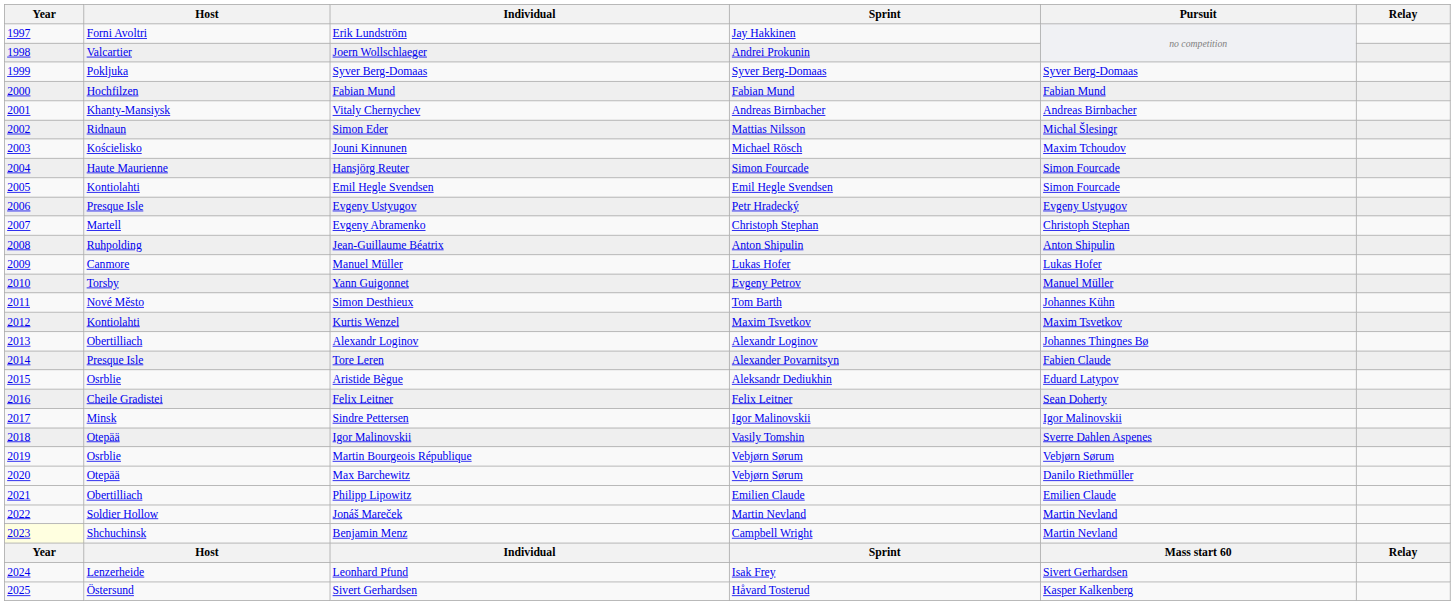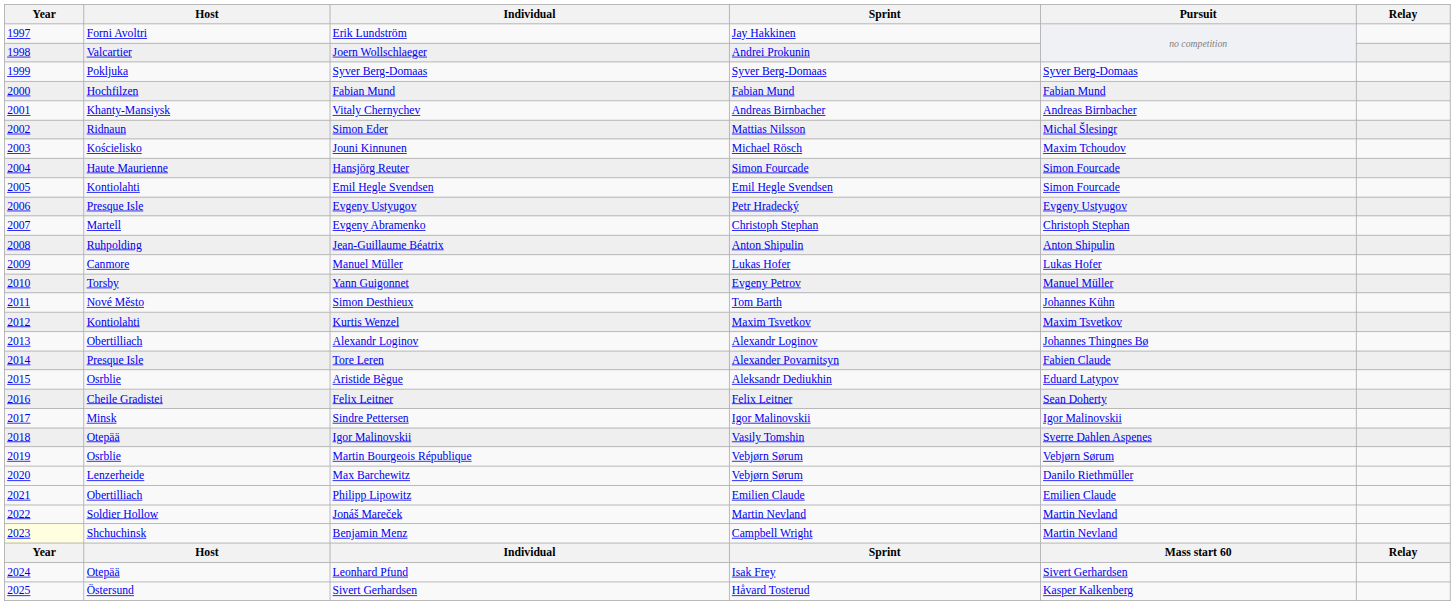(103, 476) Otepää -> (115, 476) Lenzerheide
(115, 572) Lenzerheide -> (103, 572) Otepää
